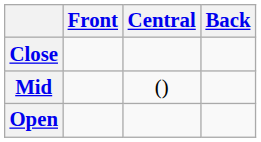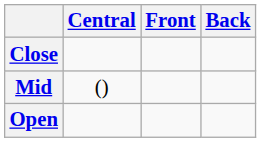columns swapped: (93, 20) <-> (162, 20)
